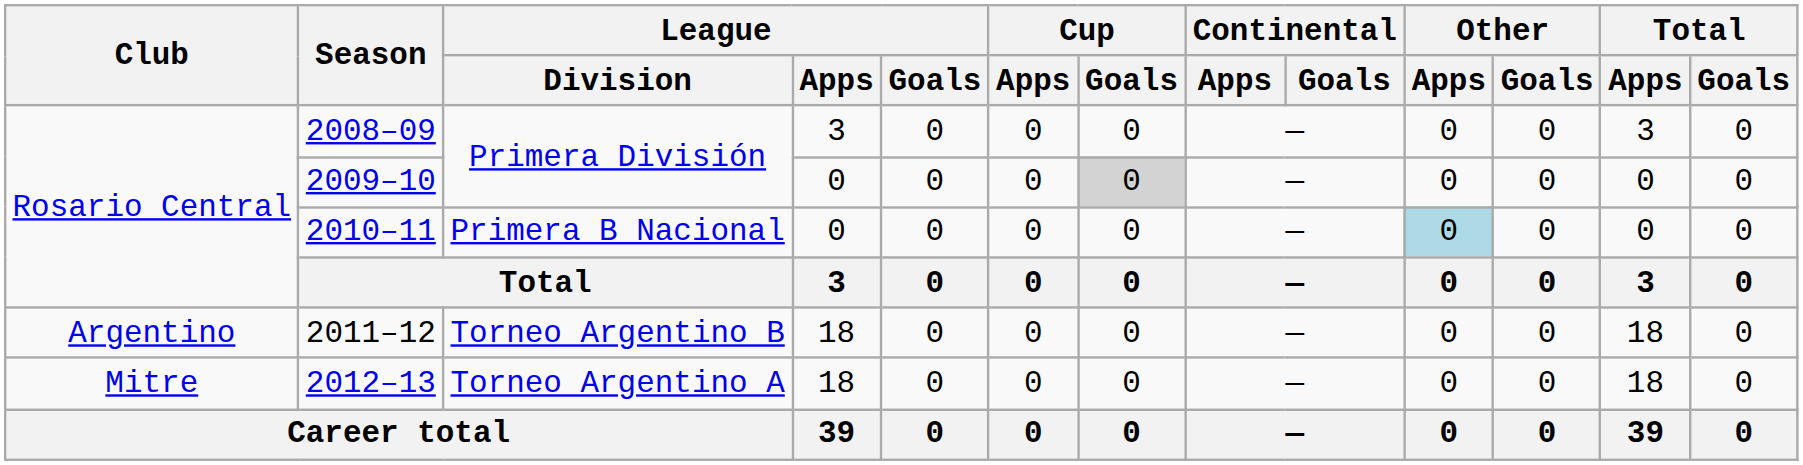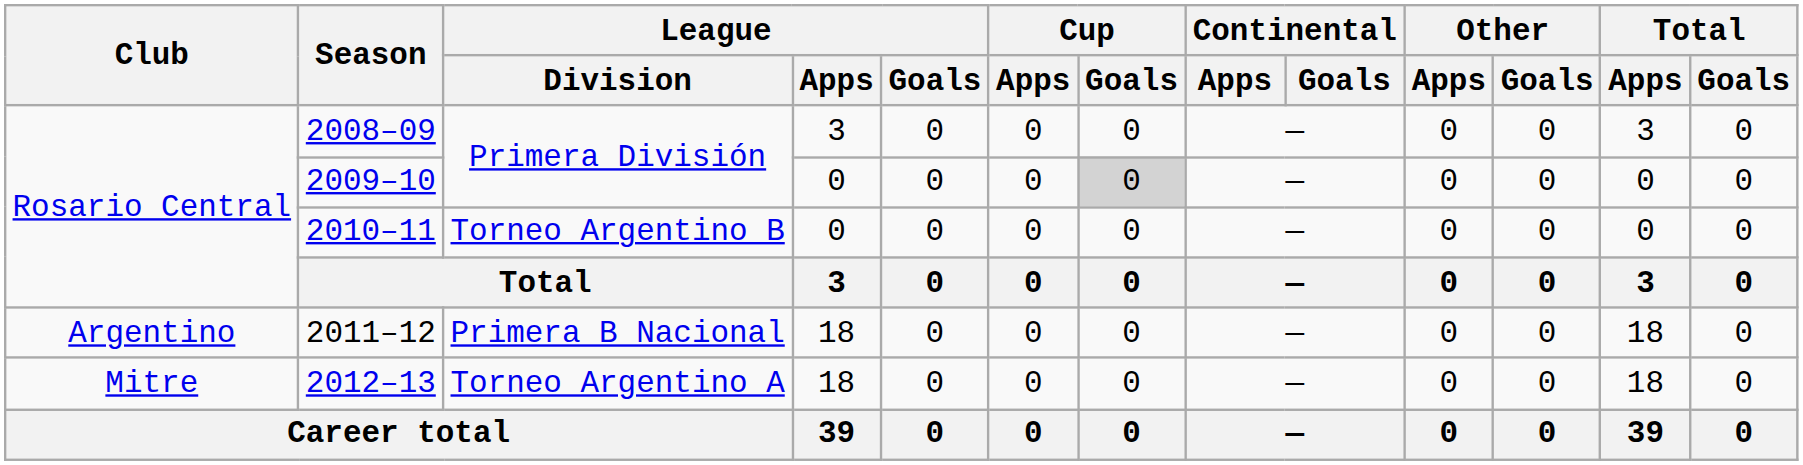(618, 232) Primera B Nacional -> (618, 232) Torneo Argentino B
(1449, 232) lightblue background -> (1449, 232) no background
(618, 333) Torneo Argentino B -> (618, 333) Primera B Nacional
